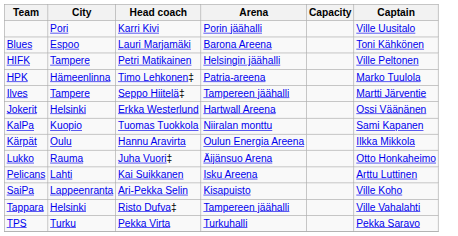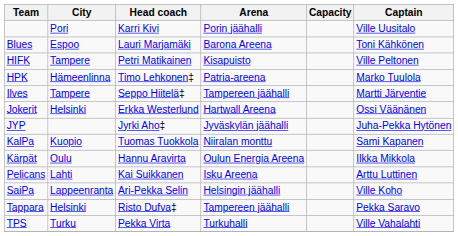(242, 61) Helsingin jäähalli -> (227, 61) Kisapuisto
+ row: (16, 126)
- row: (20, 158)
(227, 191) Kisapuisto -> (242, 191) Helsingin jäähalli
(388, 207) Ville Vahalahti -> (388, 207) Pekka Saravo
(388, 223) Pekka Saravo -> (388, 223) Ville Vahalahti
